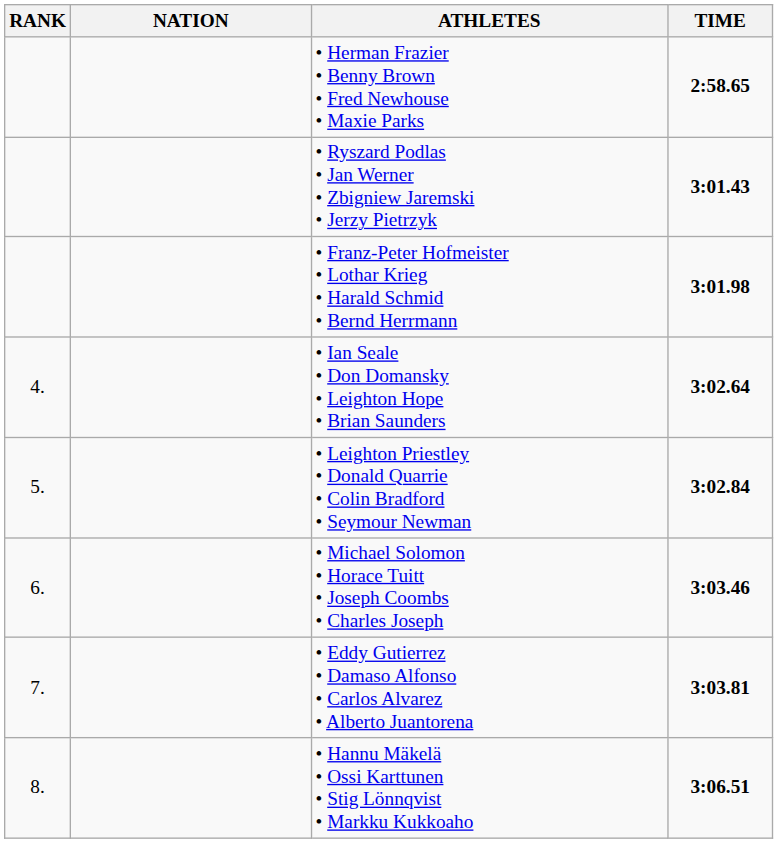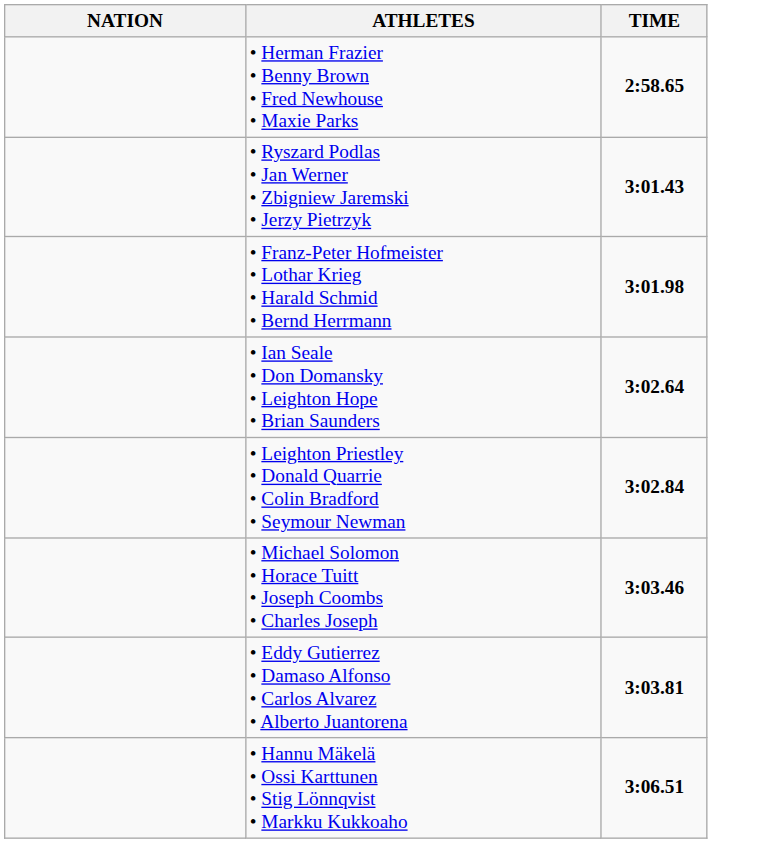- column: (38, 20)
